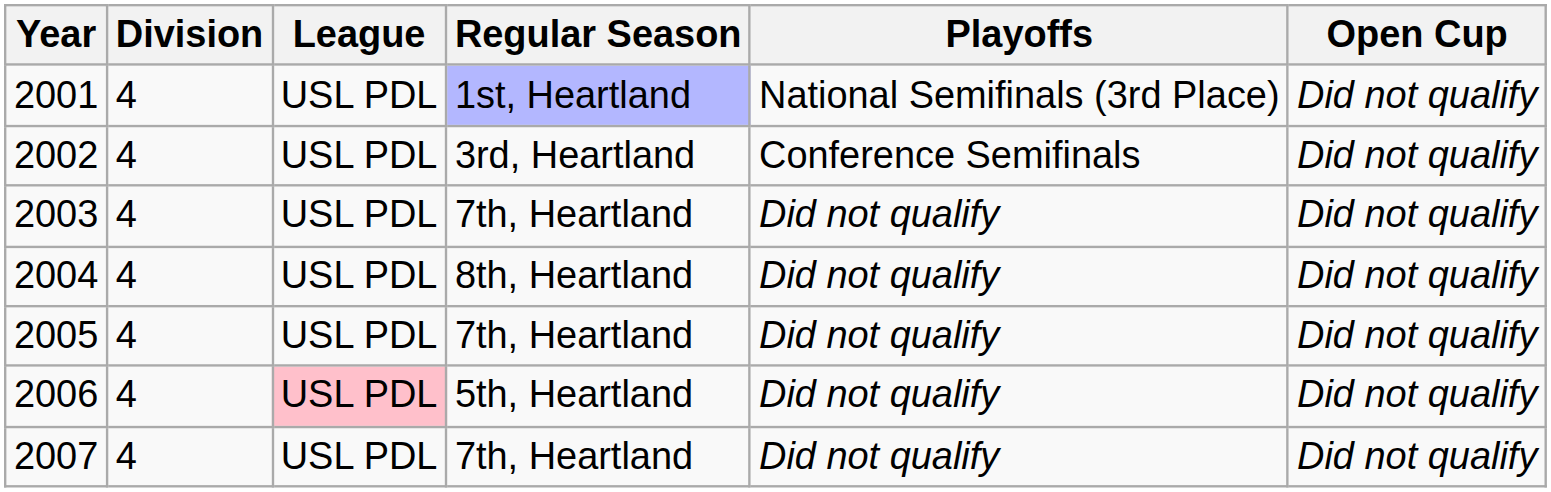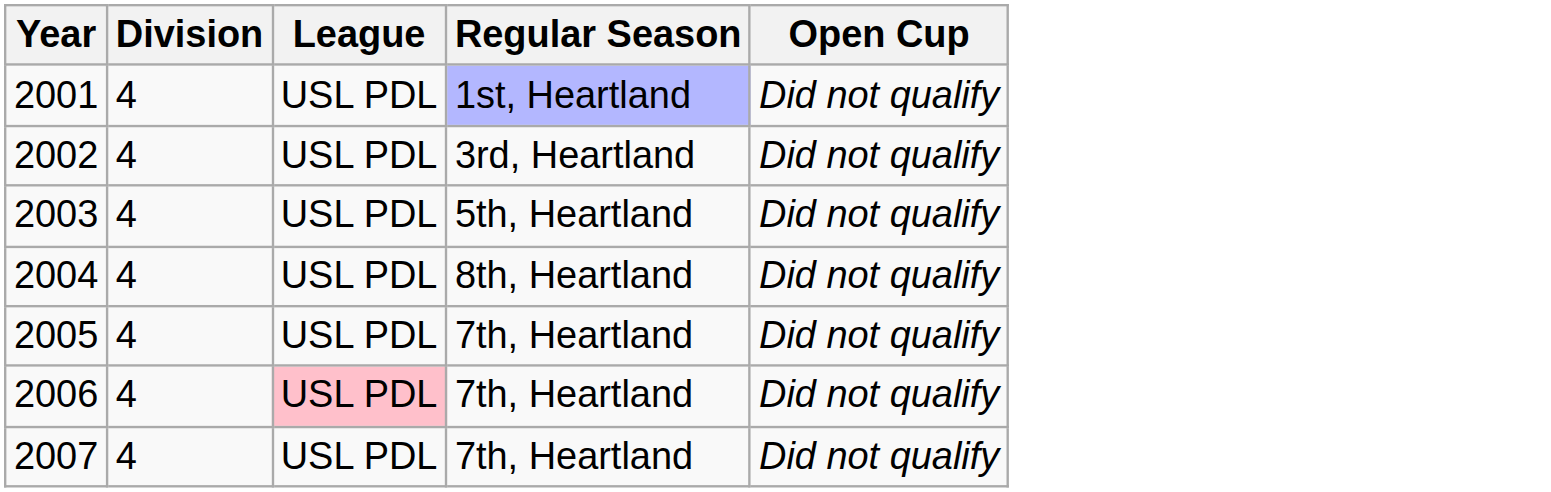- column: (1019, 34)
(574, 214) 7th, Heartland -> (574, 214) 5th, Heartland
(574, 395) 5th, Heartland -> (574, 395) 7th, Heartland
